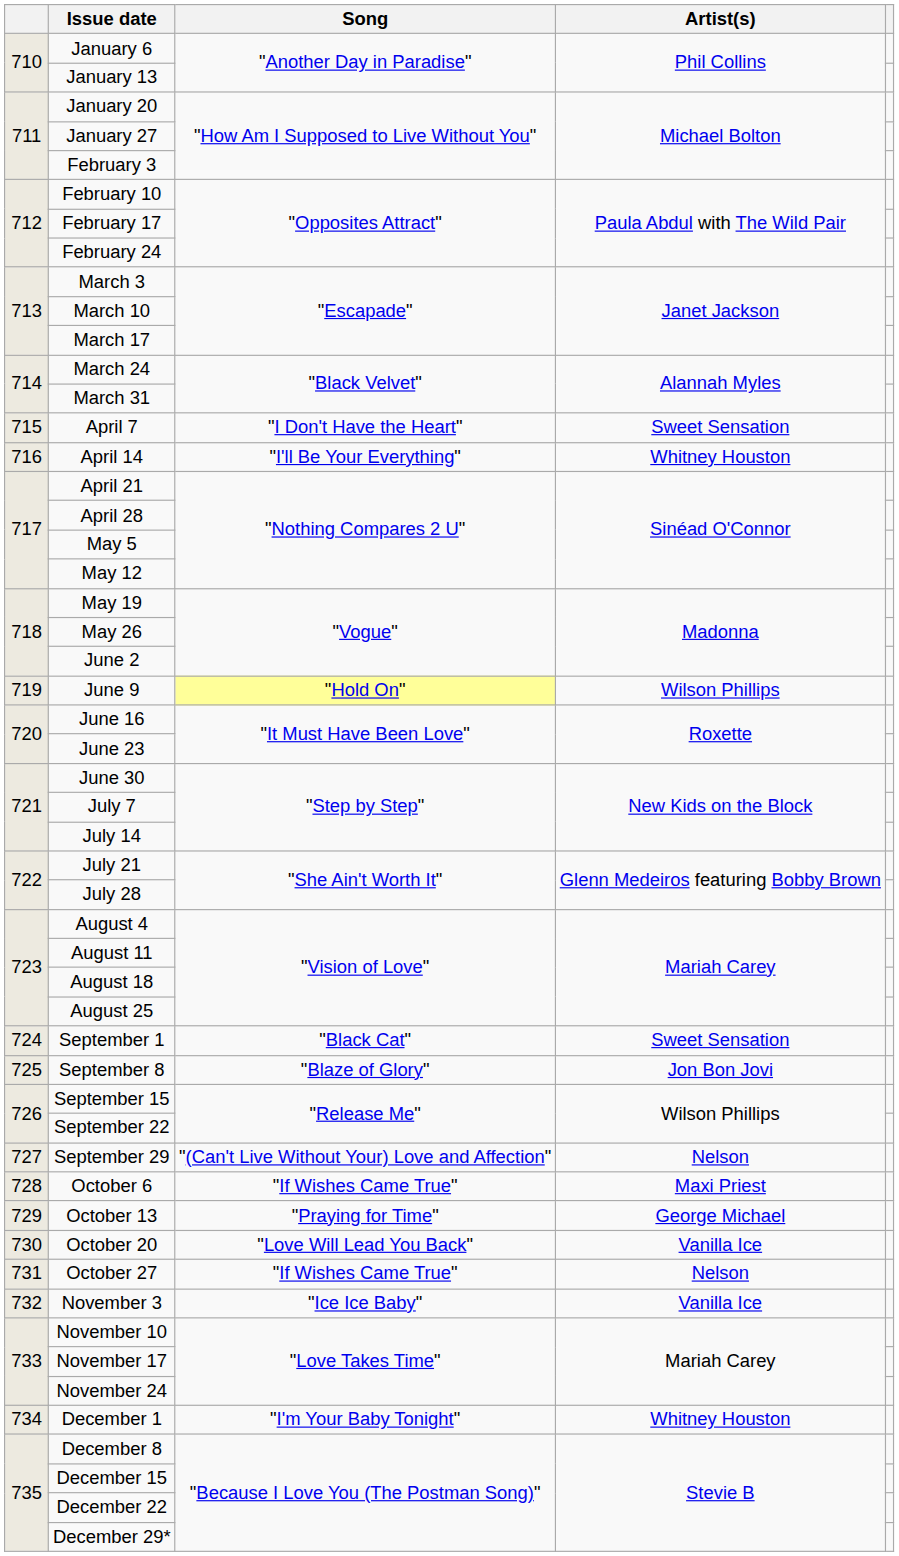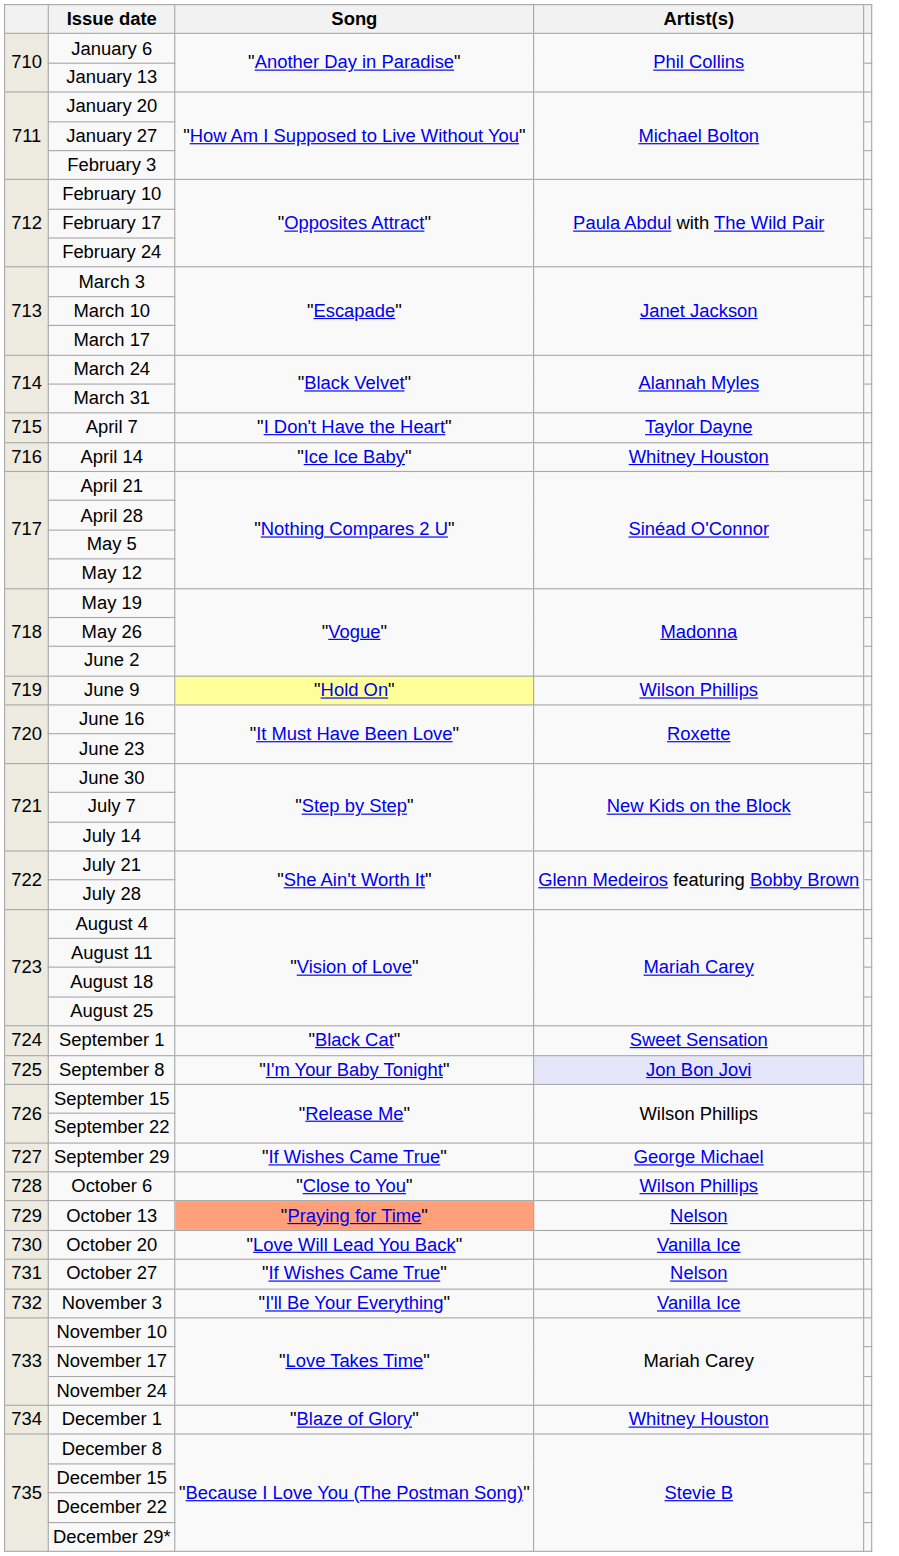(720, 427) Sweet Sensation -> (699, 427) Taylor Dayne
(365, 456) "I'll Be Your Everything" -> (354, 456) "Ice Ice Baby"
(365, 1069) "Blaze of Glory" -> (354, 1069) "I'm Your Baby Tonight"
(720, 1069) no background -> (699, 1069) lavender background
(365, 1157) "(Can't Live Without Your) Love and Affection" -> (354, 1157) "If Wishes Came True"
(720, 1157) Nelson -> (699, 1157) George Michael
(365, 1186) "If Wishes Came True" -> (354, 1186) "Close to You"
(720, 1186) Maxi Priest -> (699, 1186) Wilson Phillips
(365, 1215) no background -> (354, 1215) lightsalmon background
(720, 1215) George Michael -> (699, 1215) Nelson
(365, 1303) "Ice Ice Baby" -> (354, 1303) "I'll Be Your Everything"
(365, 1419) "I'm Your Baby Tonight" -> (354, 1419) "Blaze of Glory"
